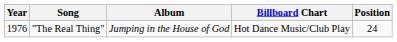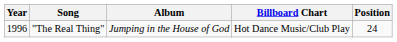(17, 28) 1976 -> (17, 28) 1996
